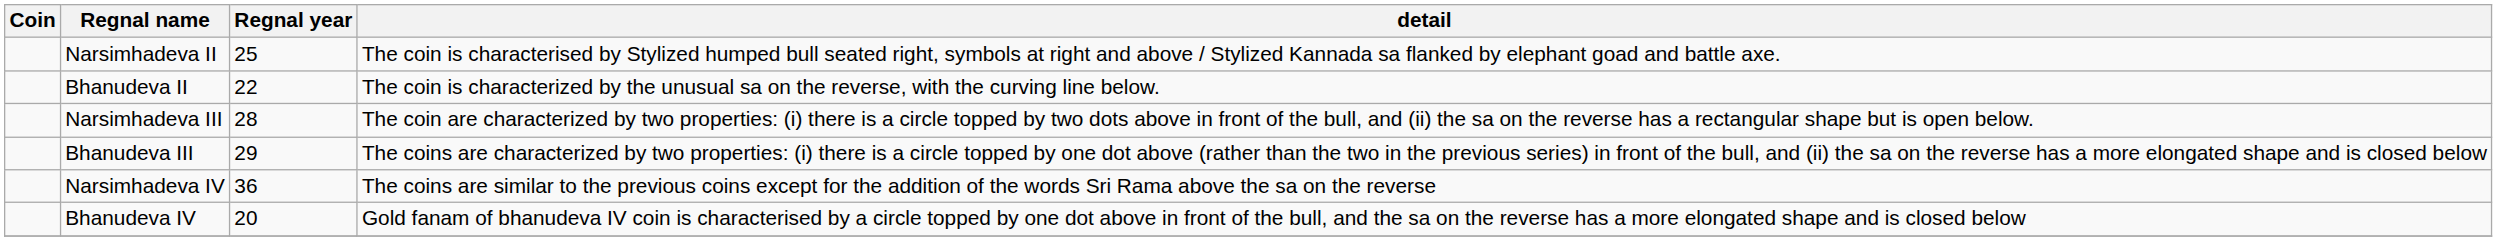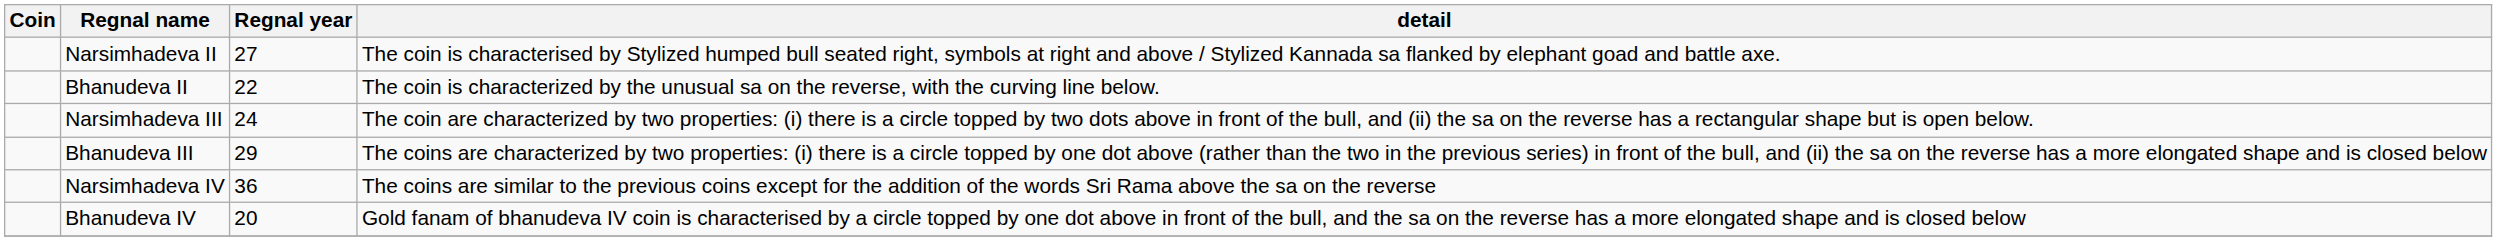(246, 53) 25 -> (246, 53) 27
(246, 119) 28 -> (246, 119) 24
